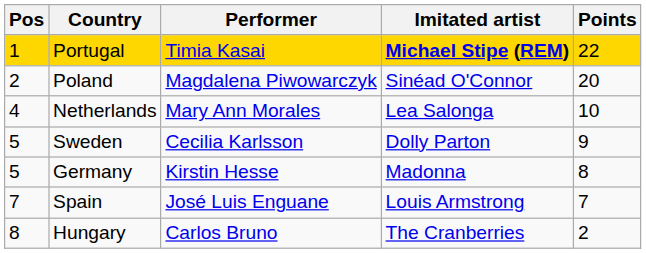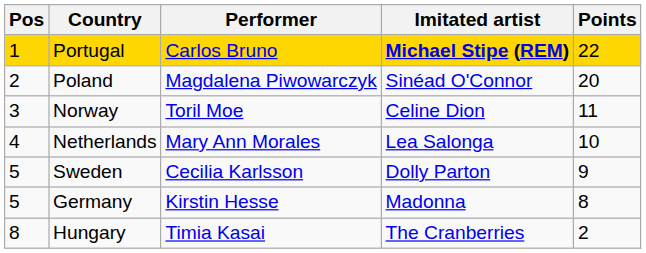(215, 50) Timia Kasai -> (222, 50) Carlos Bruno
+ row: (86, 111)
- row: (78, 202)
(222, 232) Carlos Bruno -> (215, 232) Timia Kasai
